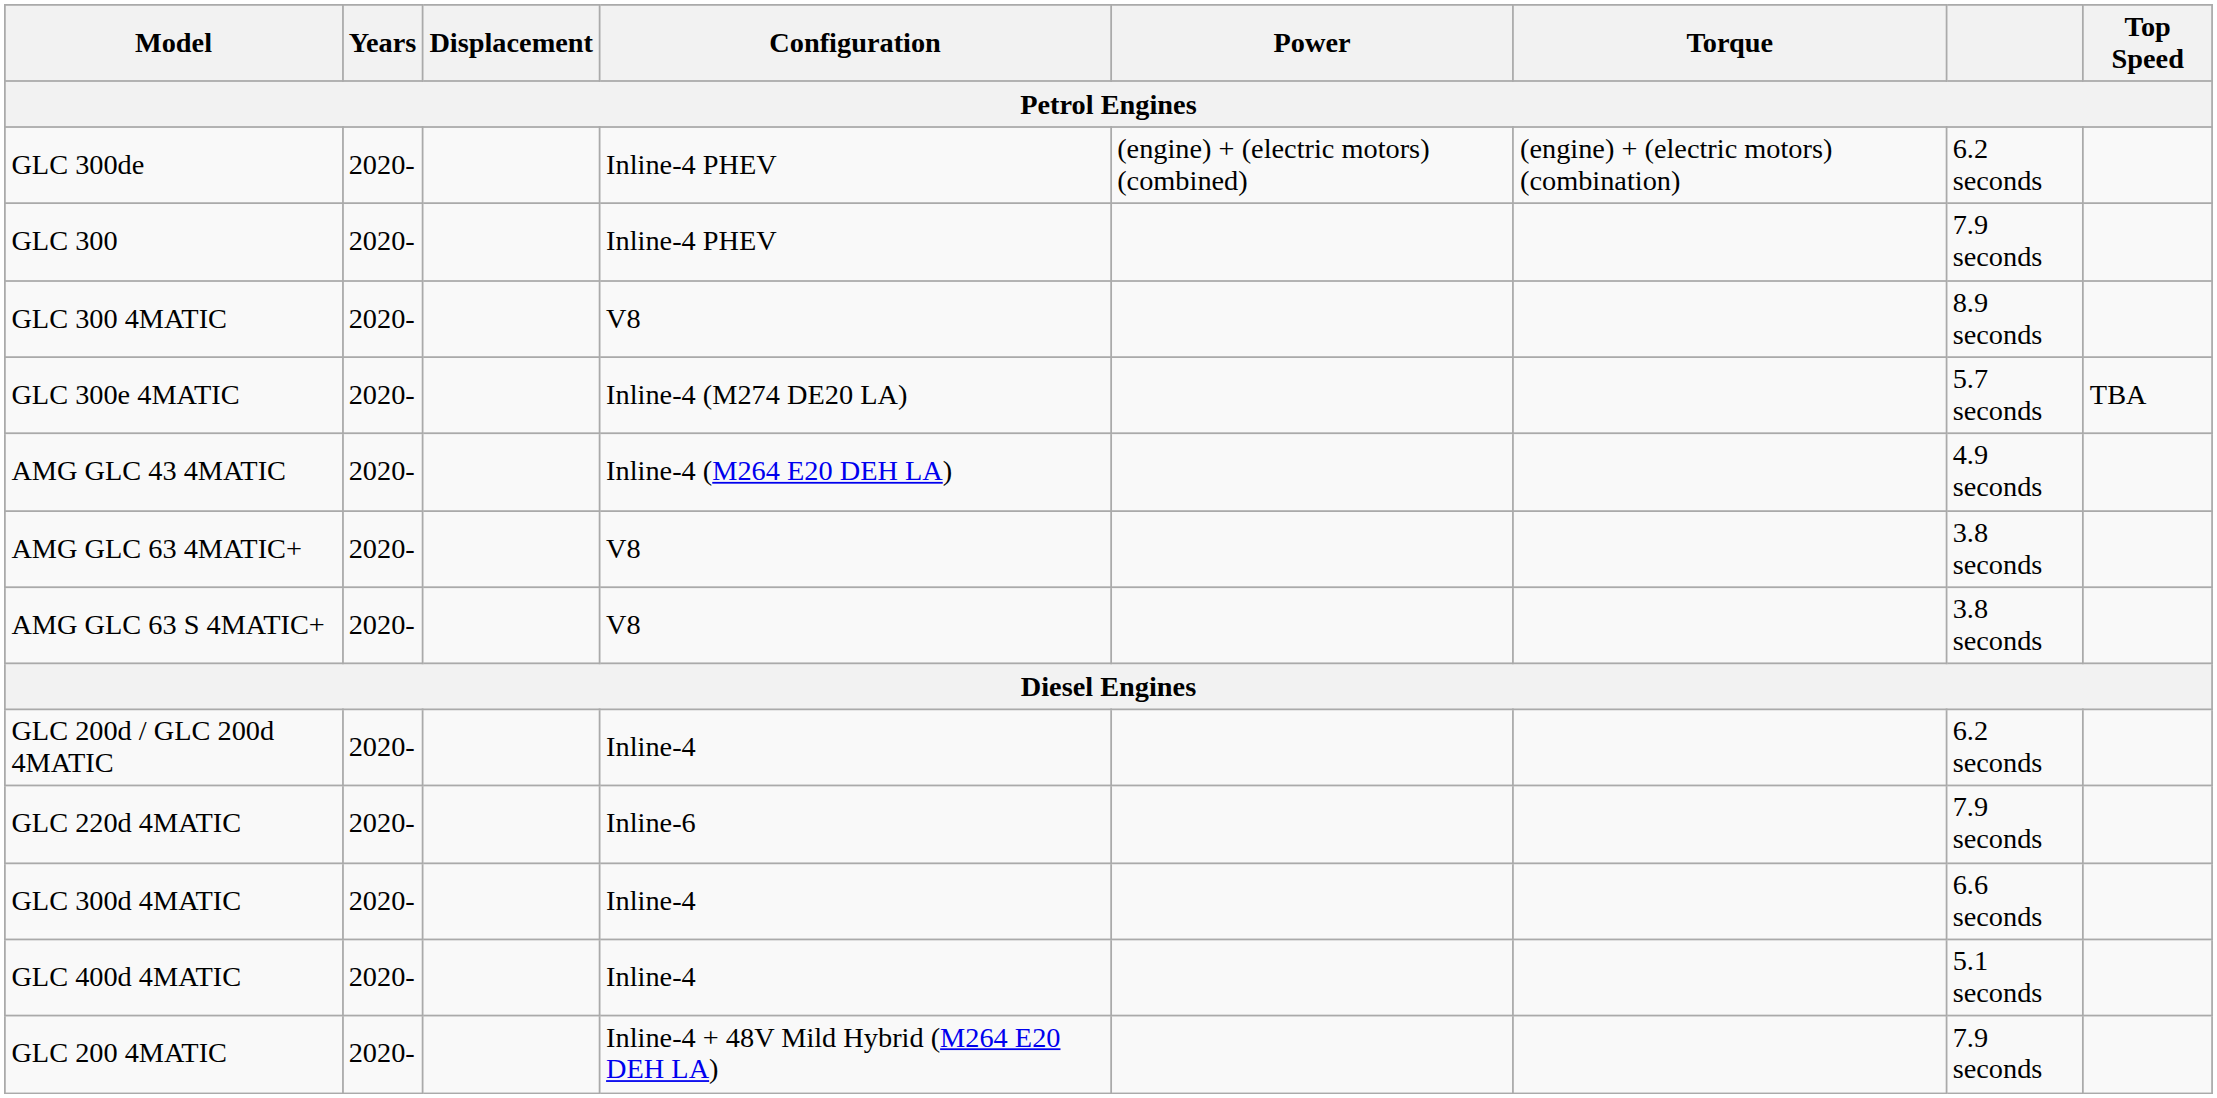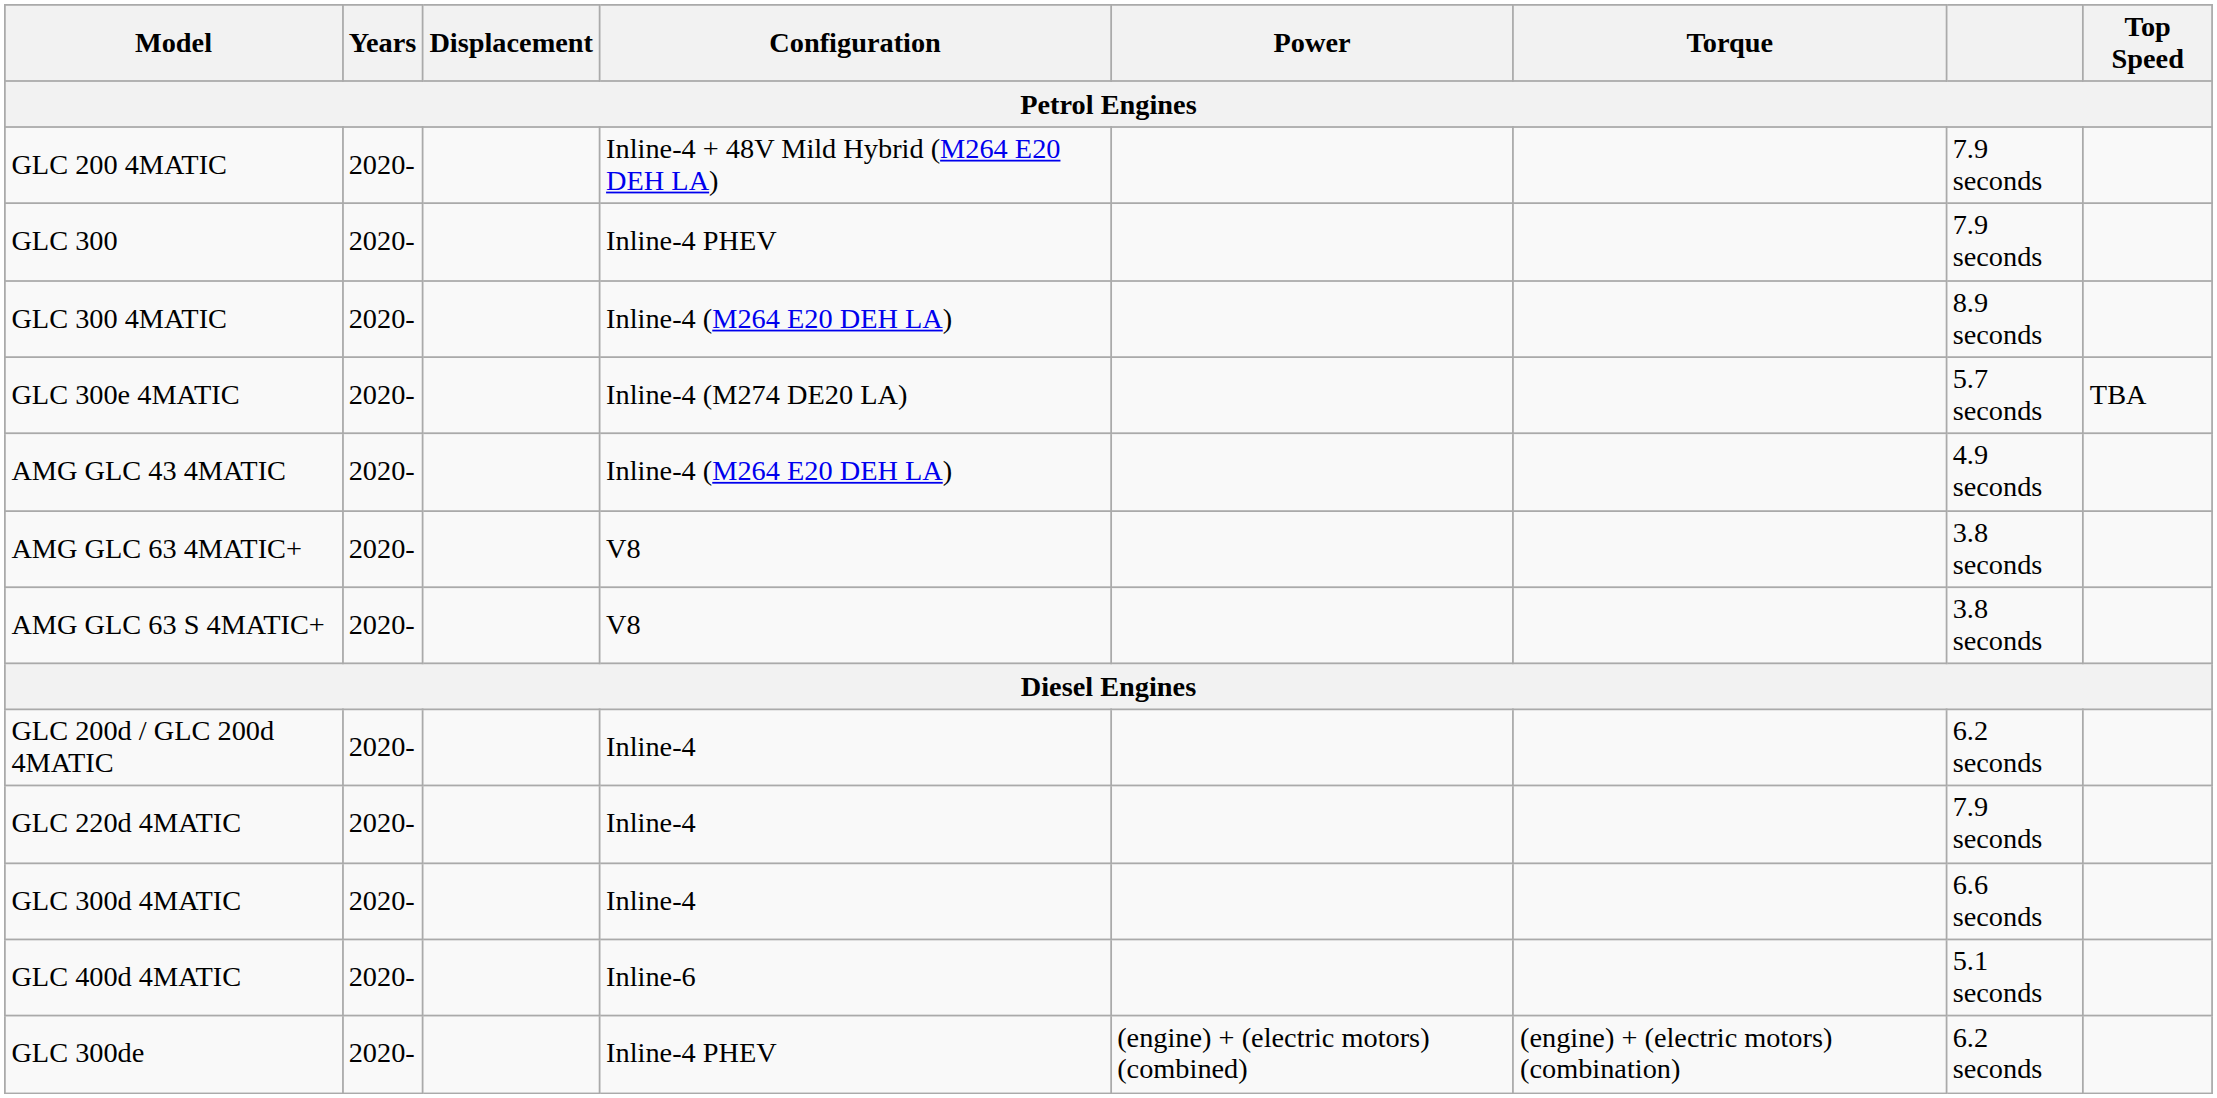rows swapped: (119, 1053) <-> (78, 164)
(623, 318) V8 -> (779, 318) Inline-4 (M264 E20 DEH LA)
(651, 823) Inline-6 -> (651, 823) Inline-4
(651, 977) Inline-4 -> (651, 977) Inline-6
